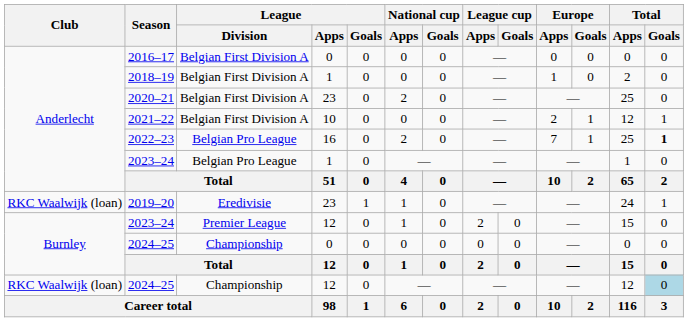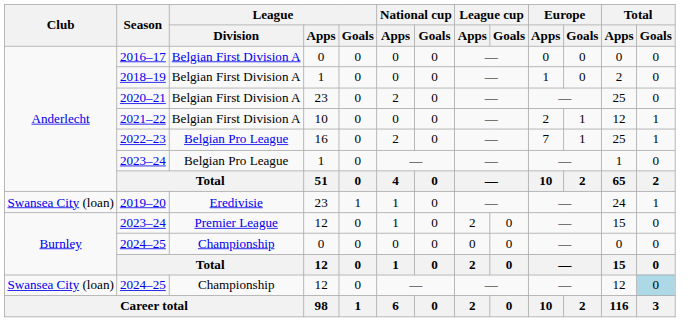(664, 139) bold -> (656, 139) normal
(65, 202) RKC Waalwijk (loan) -> (61, 202) Swansea City (loan)
(65, 285) RKC Waalwijk (loan) -> (61, 285) Swansea City (loan)
